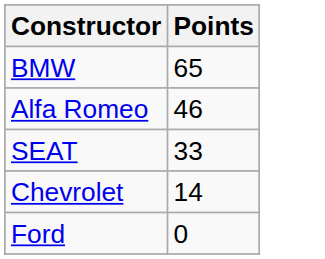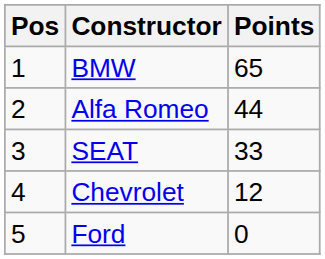+ column: (35, 26)
(188, 109) 46 -> (249, 109) 44
(188, 192) 14 -> (249, 192) 12
